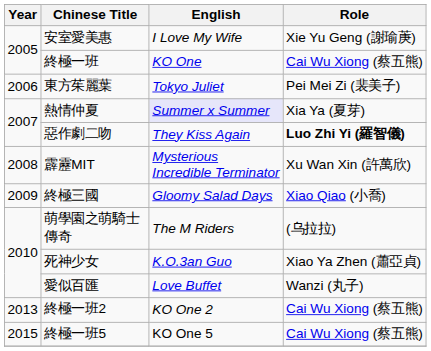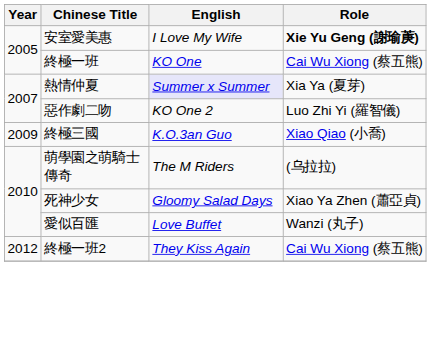(351, 37) normal -> (352, 37) bold
- row: (78, 85)
(201, 134) They Kiss Again -> (183, 110) KO One 2
(345, 134) bold -> (343, 110) normal
- row: (69, 164)
(212, 195) Gloomy Salad Days -> (192, 134) K.O.3an Guo
(192, 261) K.O.3an Guo -> (212, 200) Gloomy Salad Days
(23, 309) 2013 -> (23, 248) 2012
(183, 309) KO One 2 -> (201, 248) They Kiss Again
- row: (75, 333)
